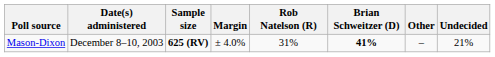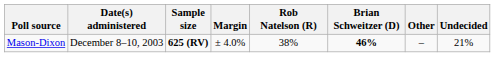(289, 43) 31% -> (289, 43) 38%
(366, 43) 41% -> (366, 43) 46%
